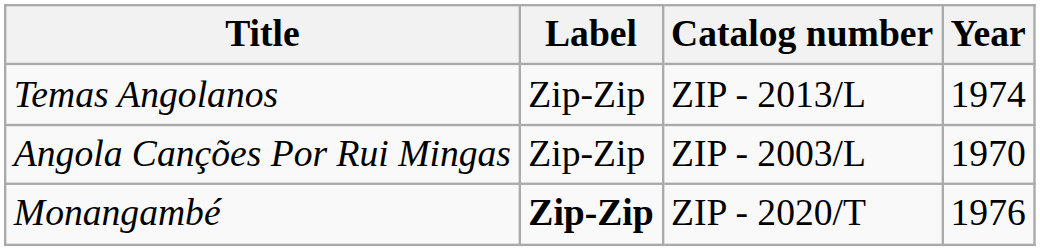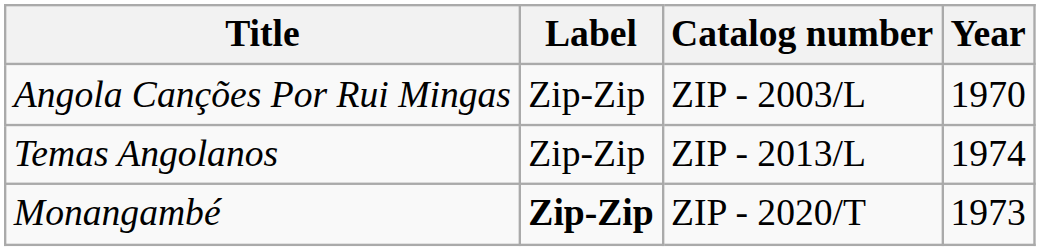rows swapped: (262, 153) <-> (146, 93)
(988, 213) 1976 -> (988, 213) 1973
